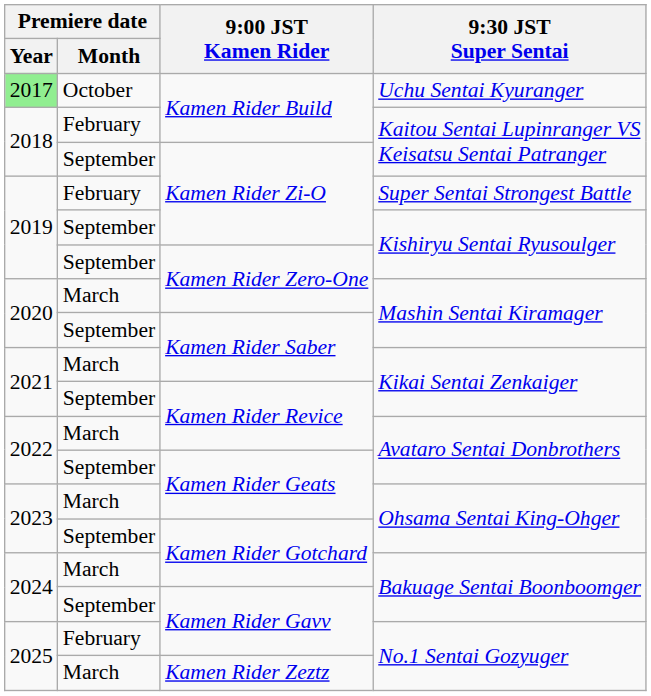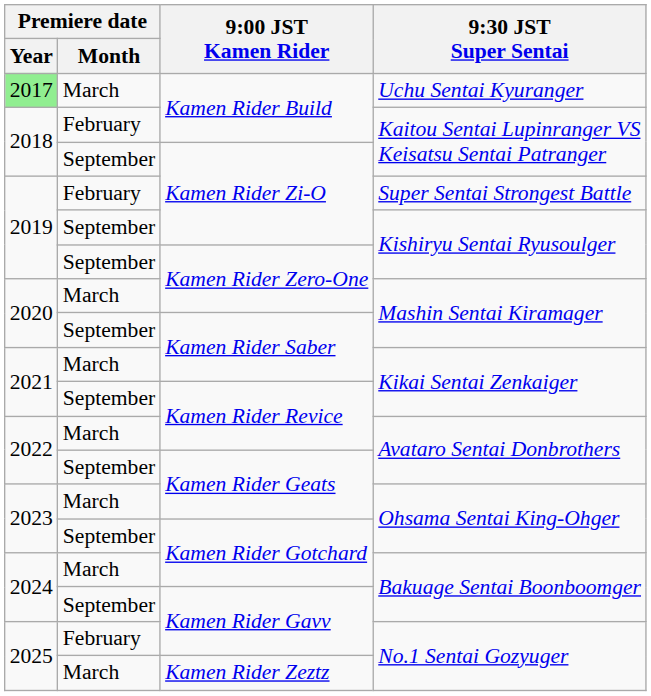(98, 90) October -> (91, 90) March
